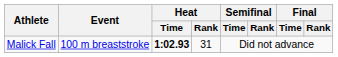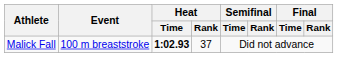(206, 45) 31 -> (206, 45) 37
